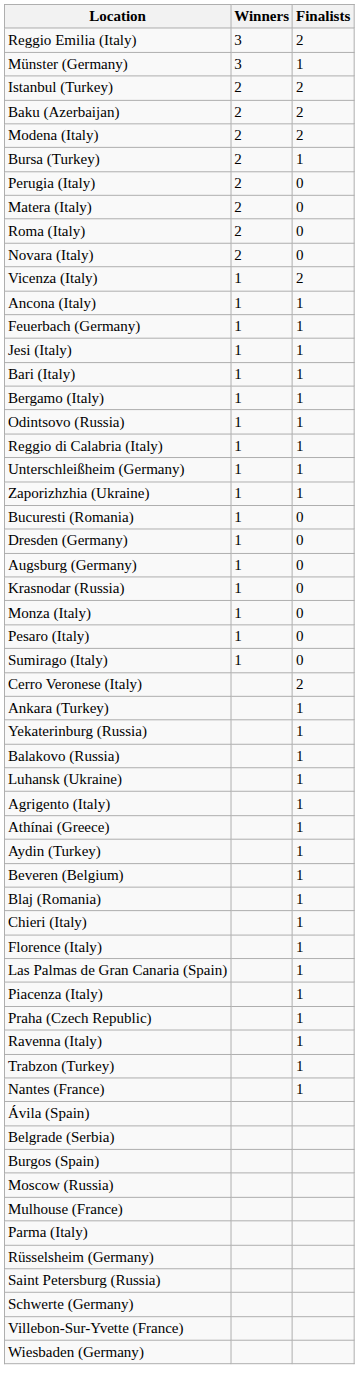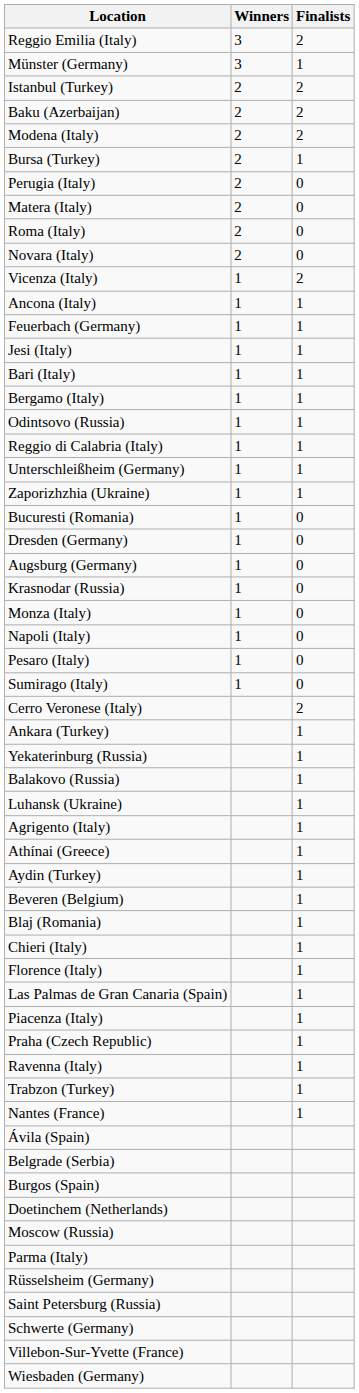+ row: (49, 636)
+ row: (88, 1209)
- row: (65, 1209)
